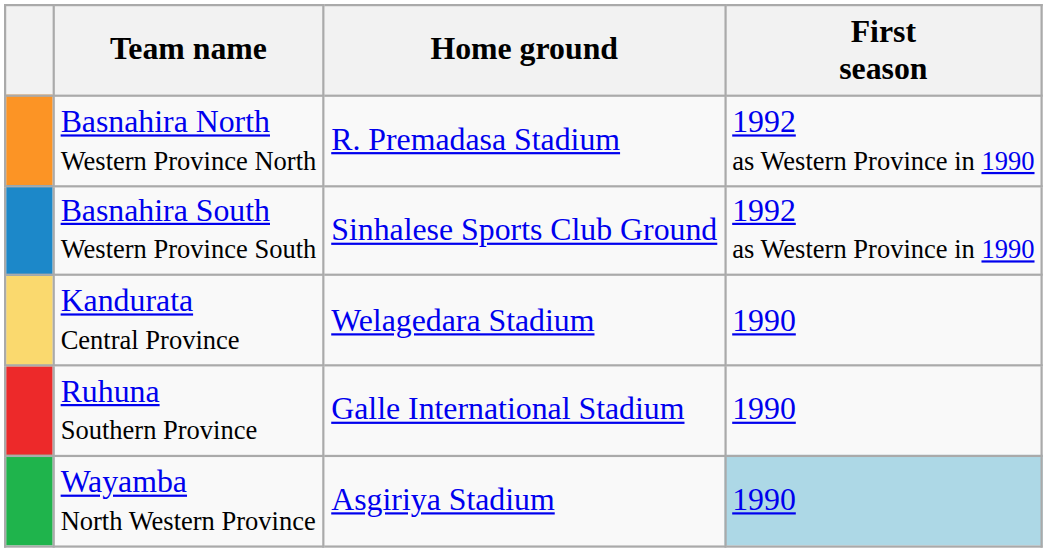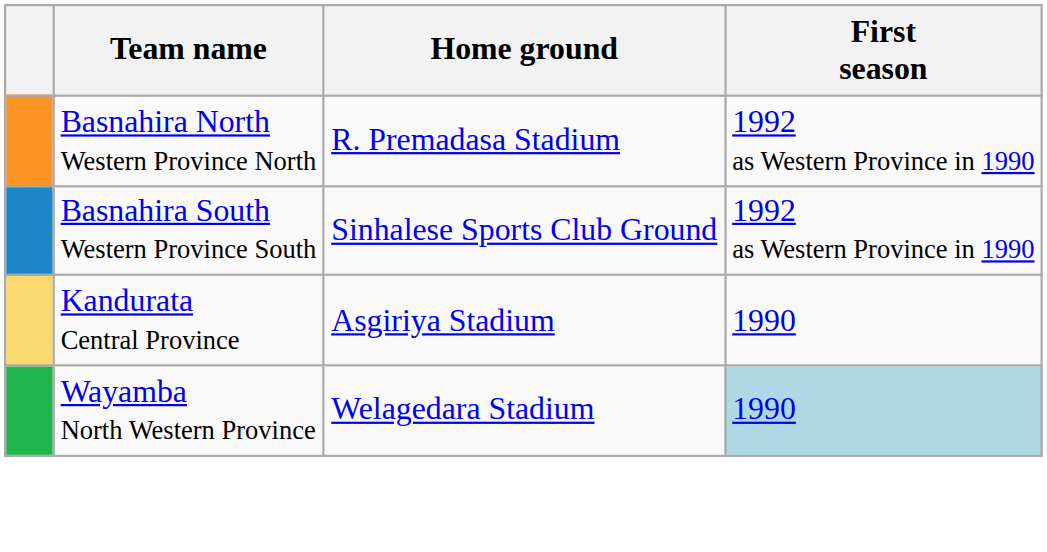(463, 320) Welagedara Stadium -> (443, 320) Asgiriya Stadium
- row: (159, 410)
(443, 500) Asgiriya Stadium -> (463, 410) Welagedara Stadium
